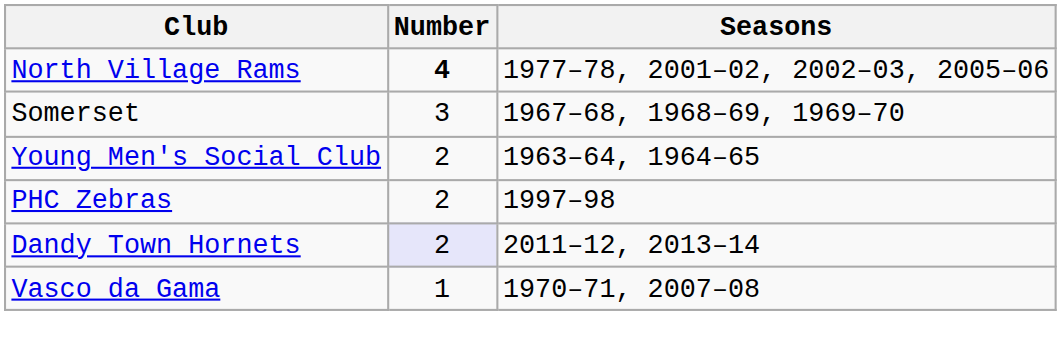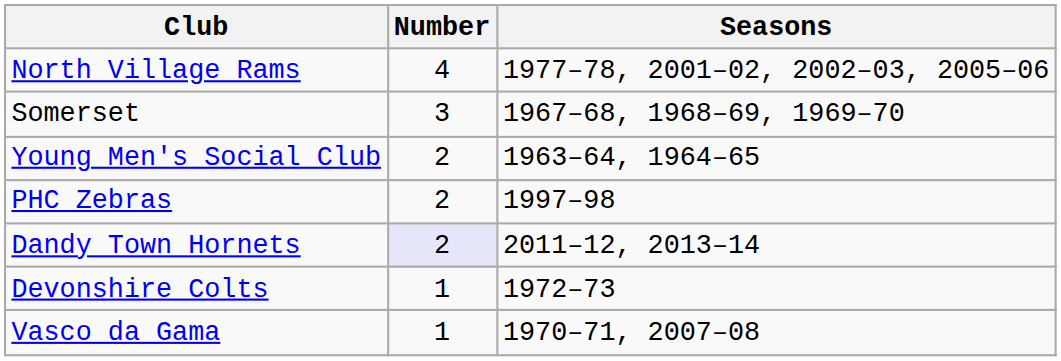(442, 70) bold -> (442, 70) normal
+ row: (140, 289)
